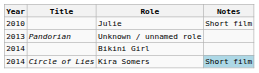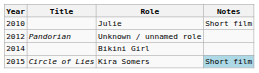(16, 36) 2013 -> (16, 36) 2012
(16, 62) 2014 -> (16, 62) 2015
